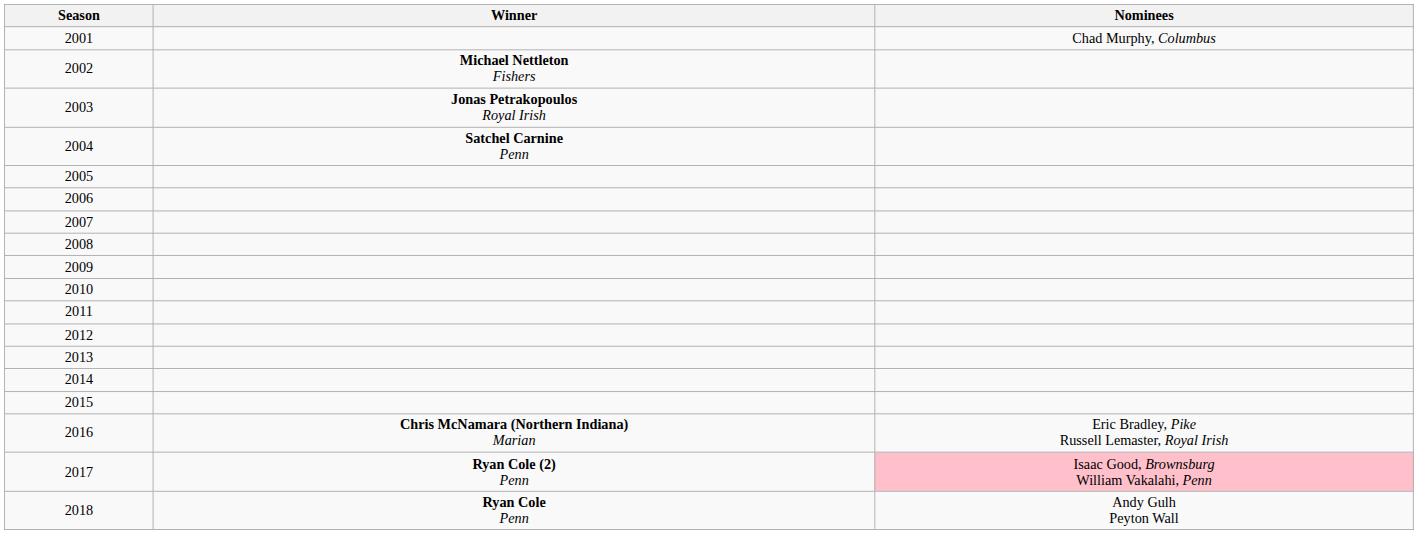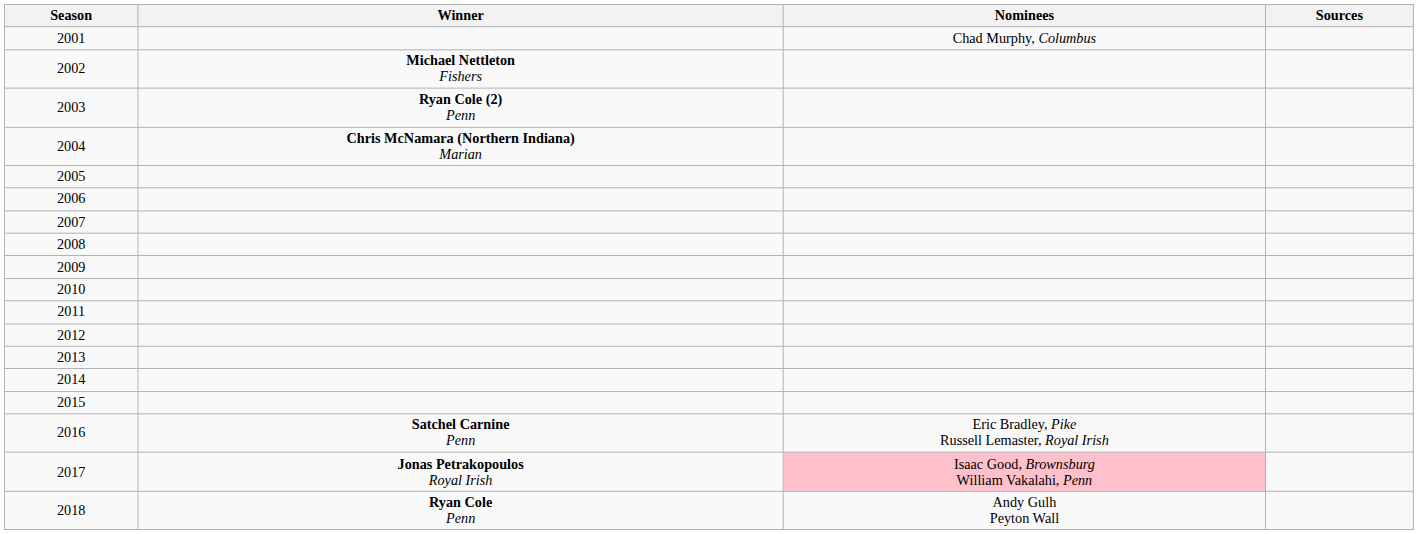+ column: (1339, 15)
(514, 107) Jonas Petrakopoulos Royal Irish -> (461, 107) Ryan Cole (2) Penn
(514, 146) Satchel Carnine Penn -> (461, 146) Chris McNamara (Northern Indiana) Marian
(514, 433) Chris McNamara (Northern Indiana) Marian -> (461, 433) Satchel Carnine Penn
(514, 471) Ryan Cole (2) Penn -> (461, 471) Jonas Petrakopoulos Royal Irish
